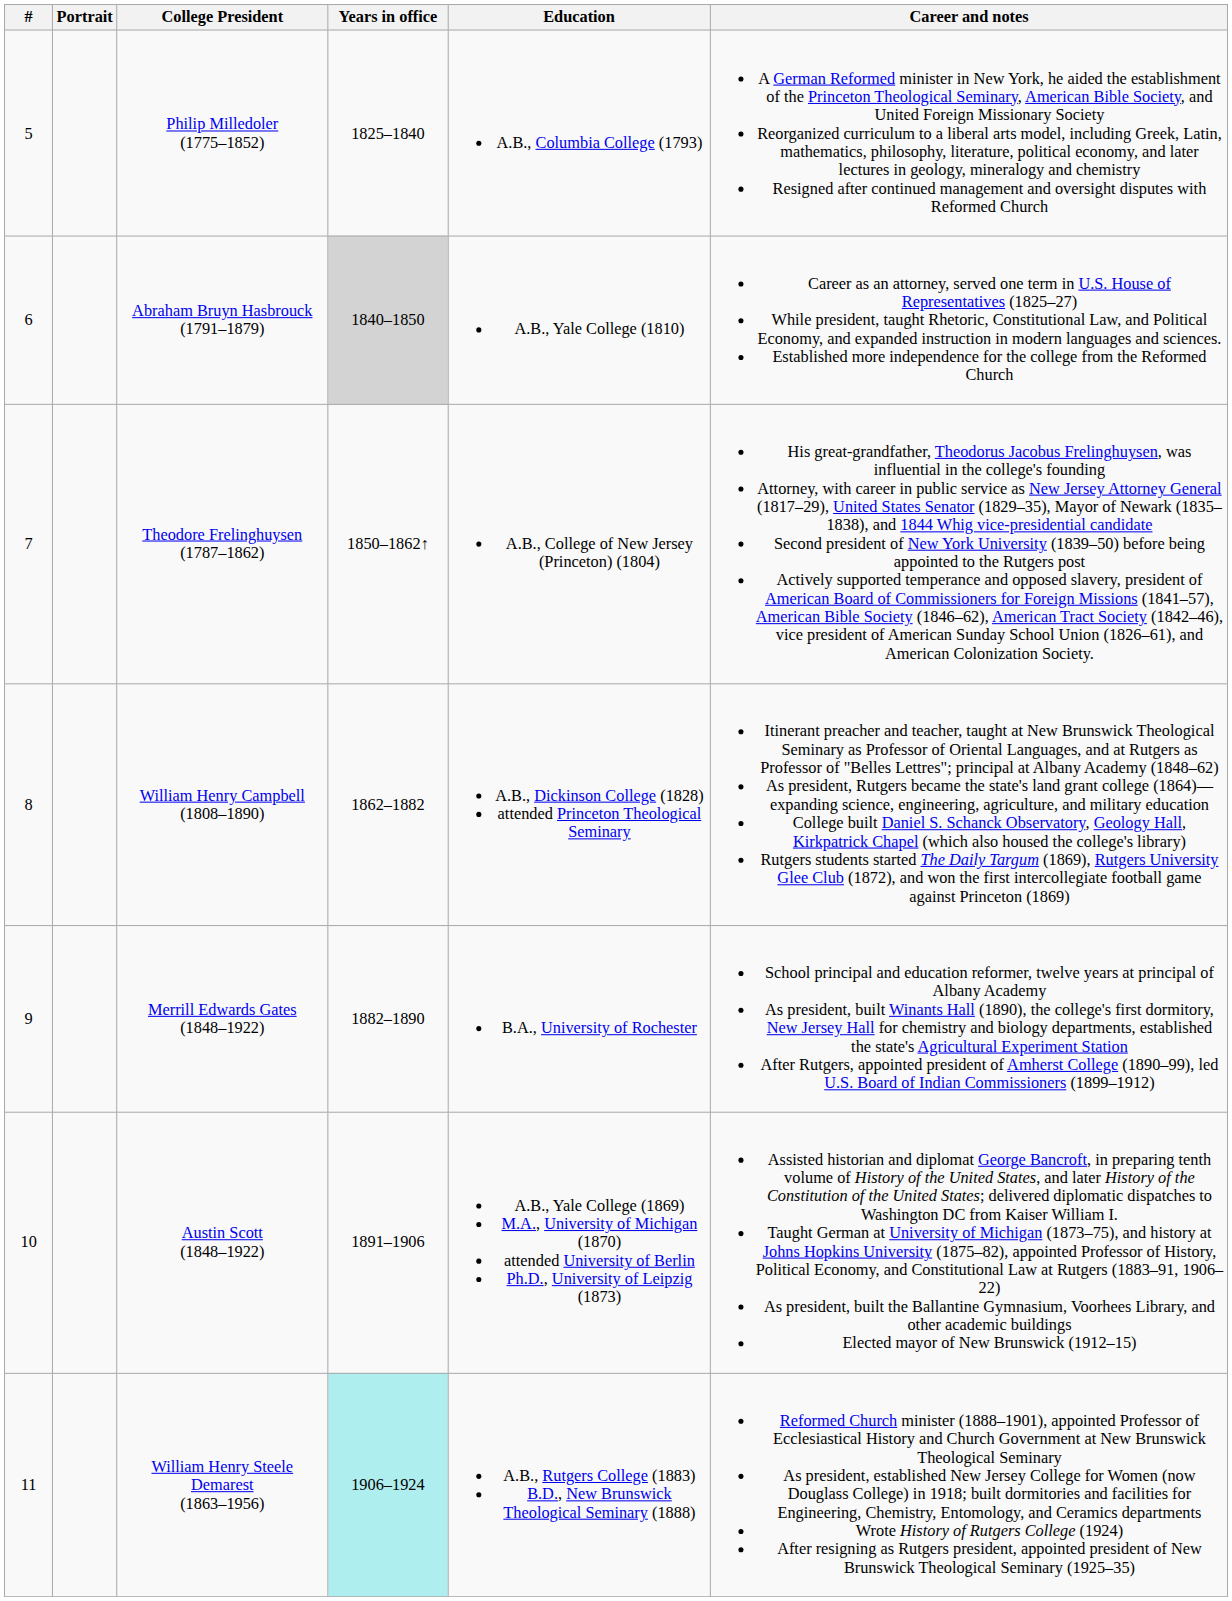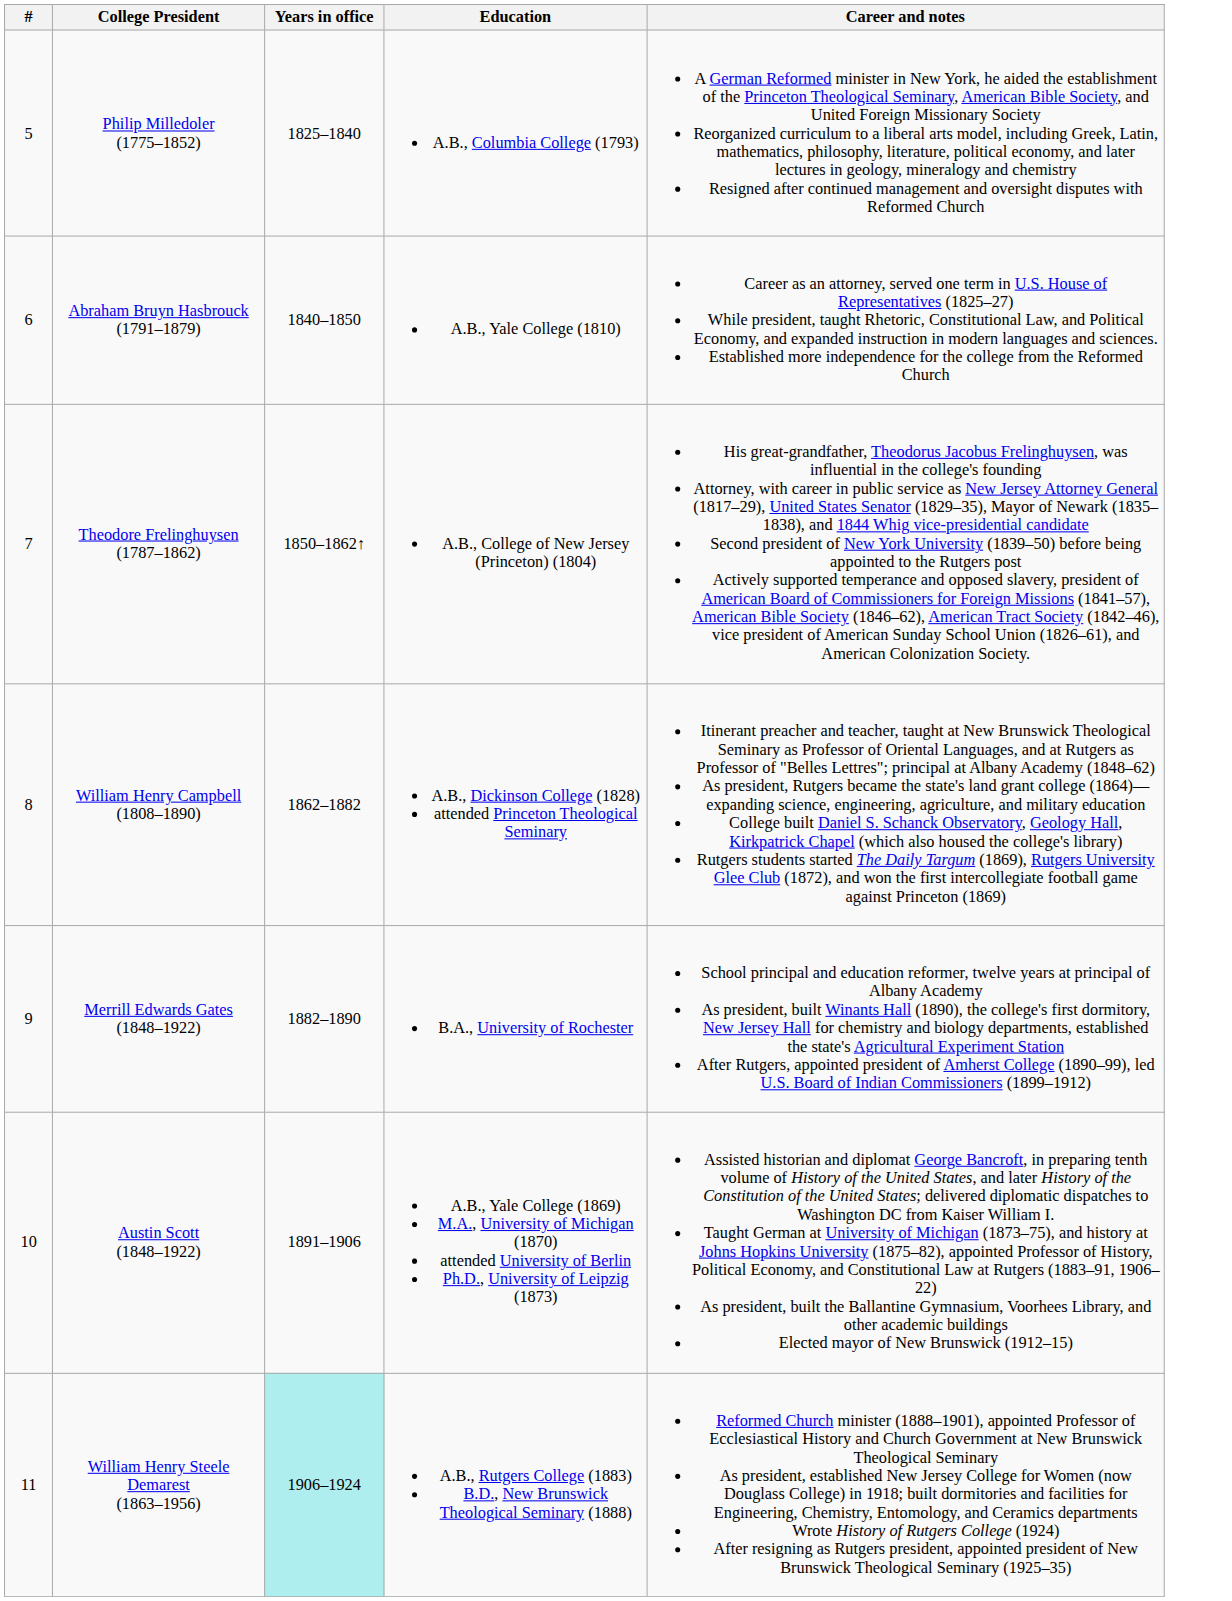- column: (85, 17)
(388, 320) lightgrey background -> (324, 320) no background
